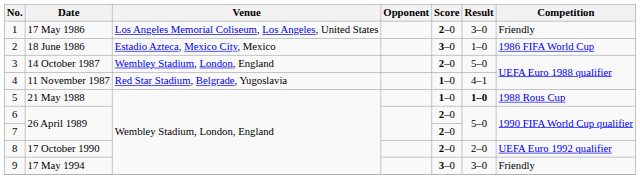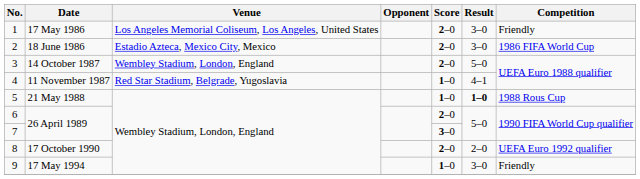(447, 47) 3–0 -> (447, 47) 2–0
(479, 47) 1–0 -> (479, 47) 3–0
(447, 132) 2–0 -> (447, 132) 3–0
(447, 166) 3–0 -> (447, 166) 1–0
